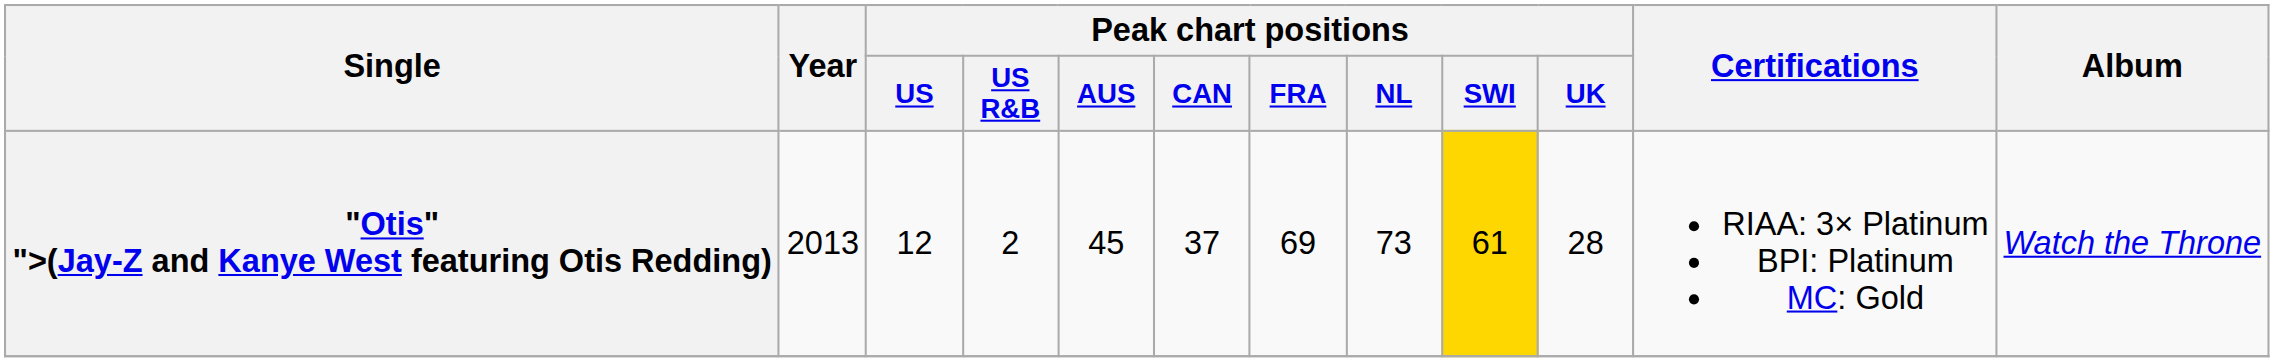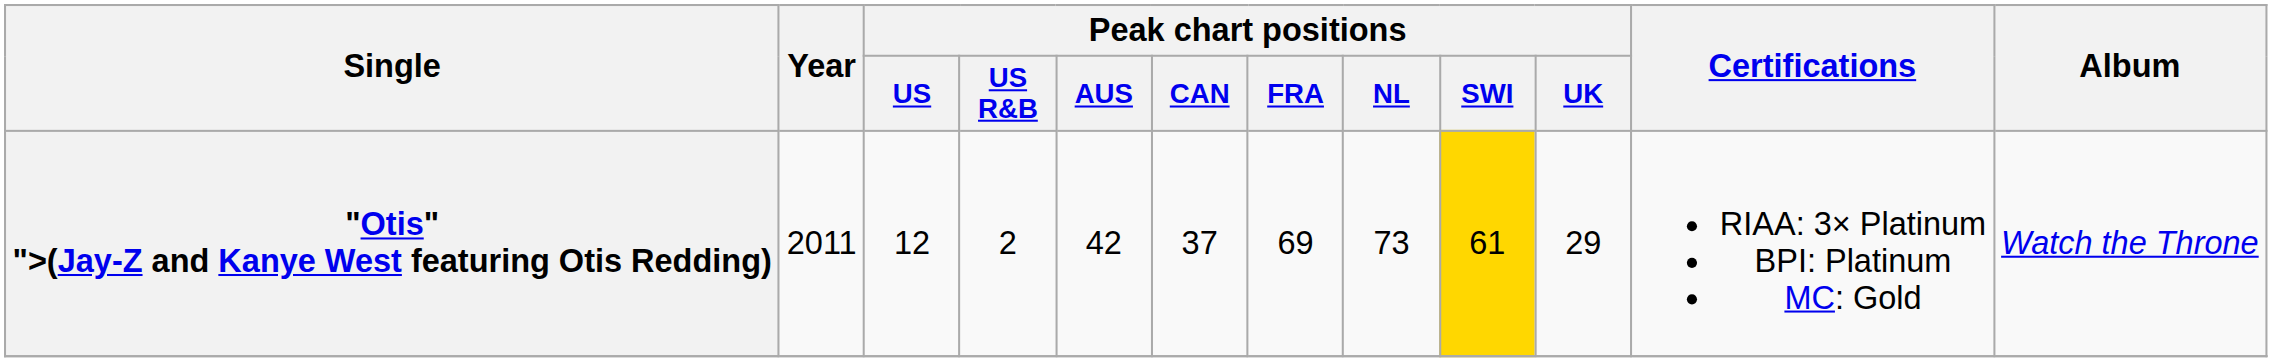(823, 243) 2013 -> (822, 243) 2011
(1106, 243) 45 -> (1104, 243) 42
(1586, 243) 28 -> (1583, 243) 29
